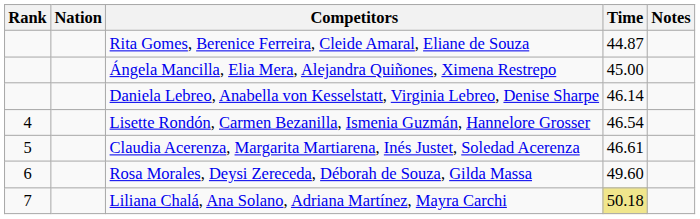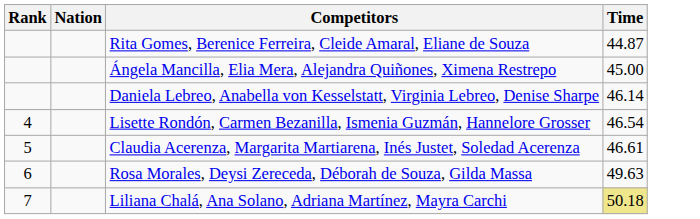- column: (671, 17)
(625, 174) 49.60 -> (625, 174) 49.63
